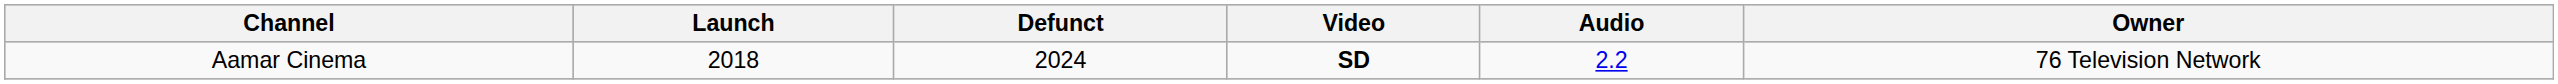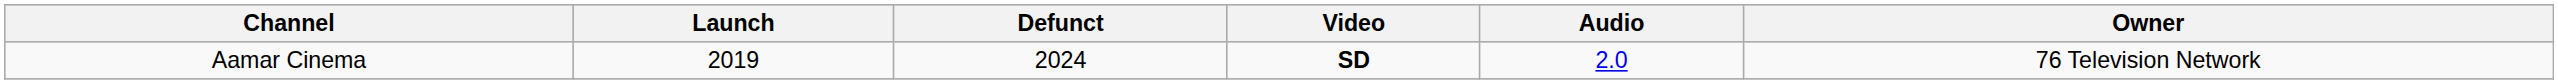(733, 60) 2018 -> (733, 60) 2019
(1612, 60) 2.2 -> (1612, 60) 2.0
